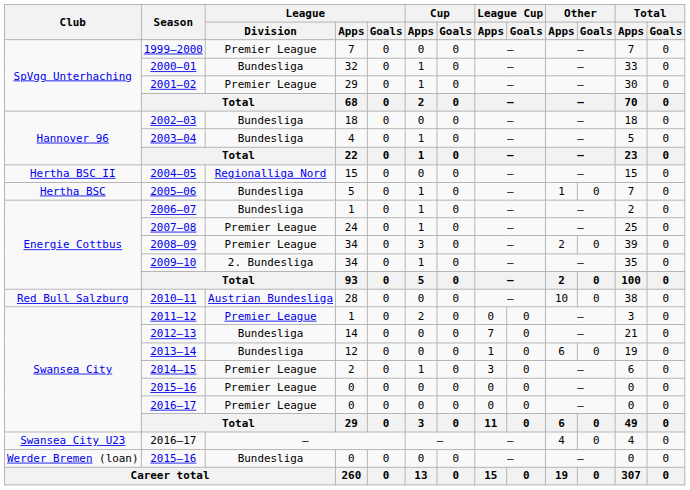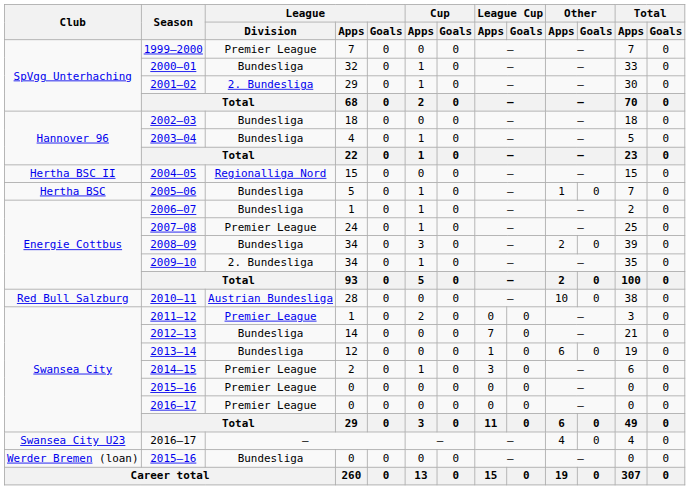(271, 85) Premier League -> (271, 85) 2. Bundesliga
(271, 245) Premier League -> (271, 245) Bundesliga
